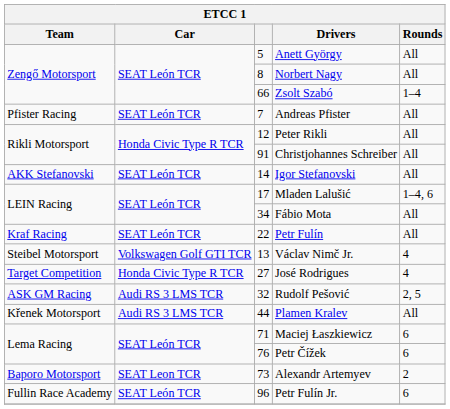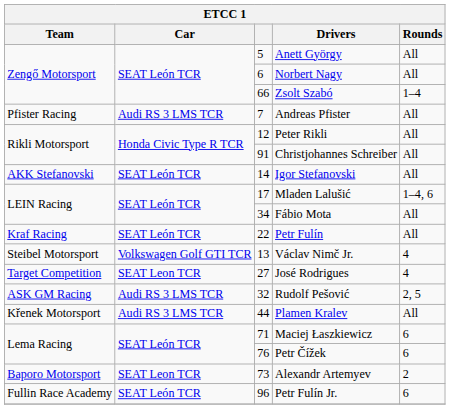(260, 73) 8 -> (260, 73) 6
(159, 113) SEAT León TCR -> (171, 113) Audi RS 3 LMS TCR
(181, 273) Honda Civic Type R TCR -> (159, 273) SEAT Leon TCR
